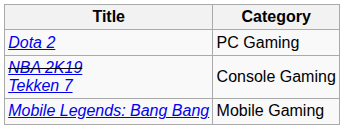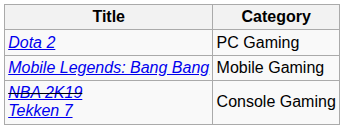rows swapped: (109, 111) <-> (45, 76)
